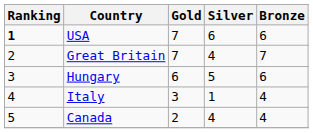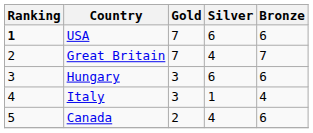(175, 76) 6 -> (175, 76) 3
(212, 76) 5 -> (212, 76) 6
(263, 118) 4 -> (263, 118) 6
